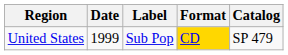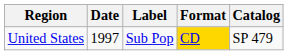(105, 38) 1999 -> (105, 38) 1997
